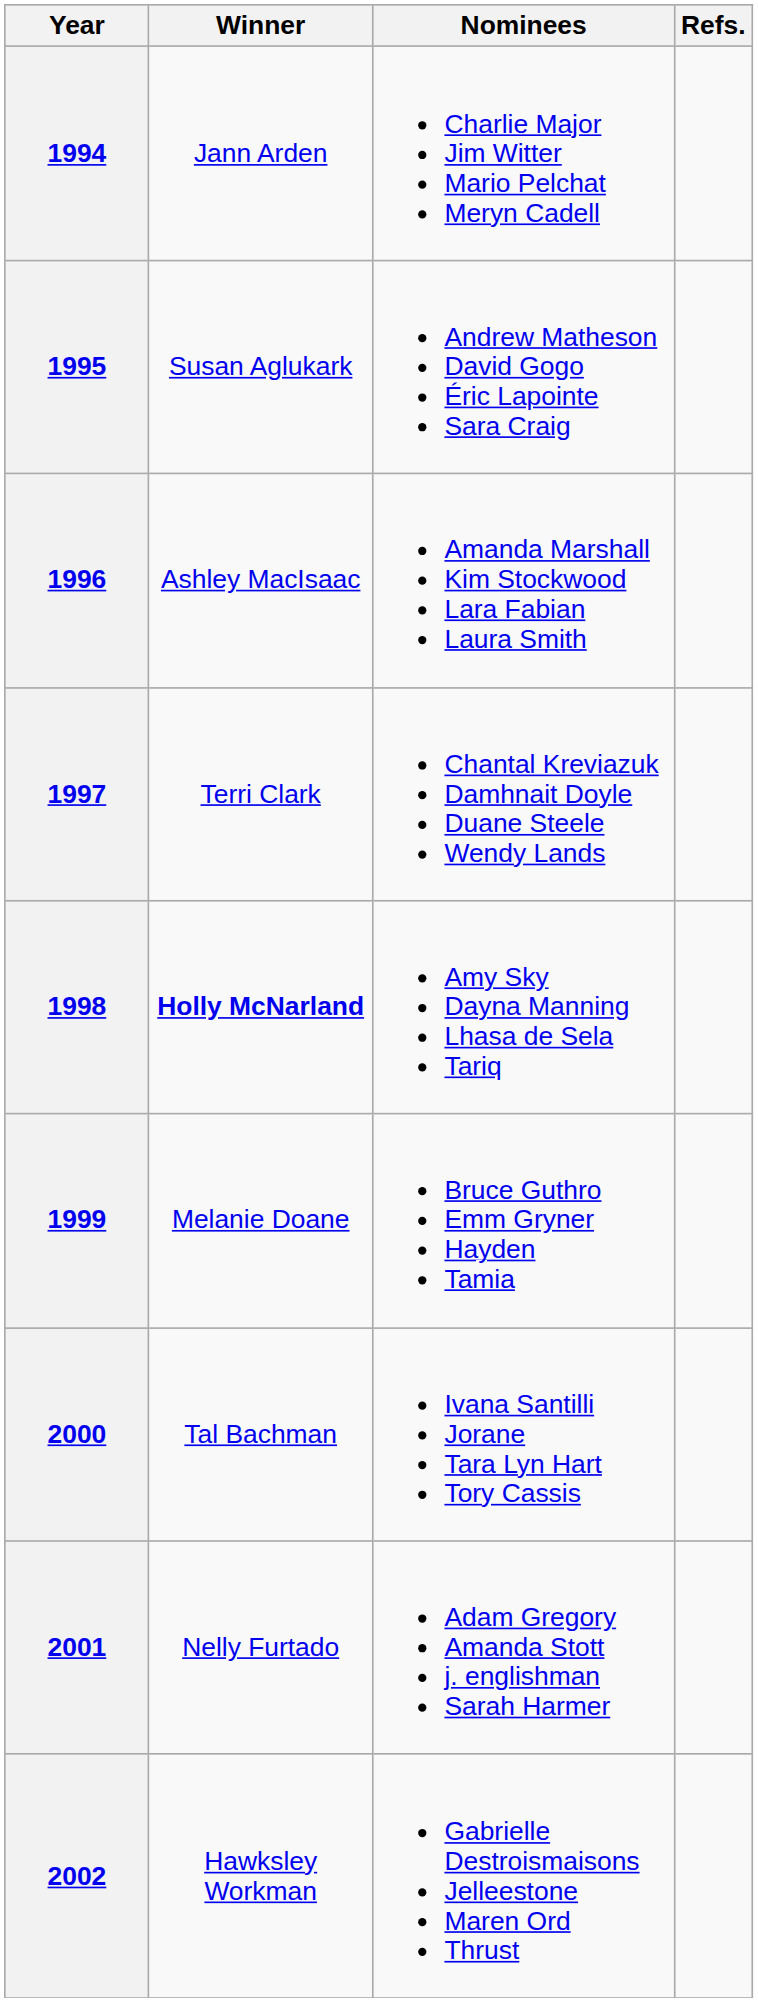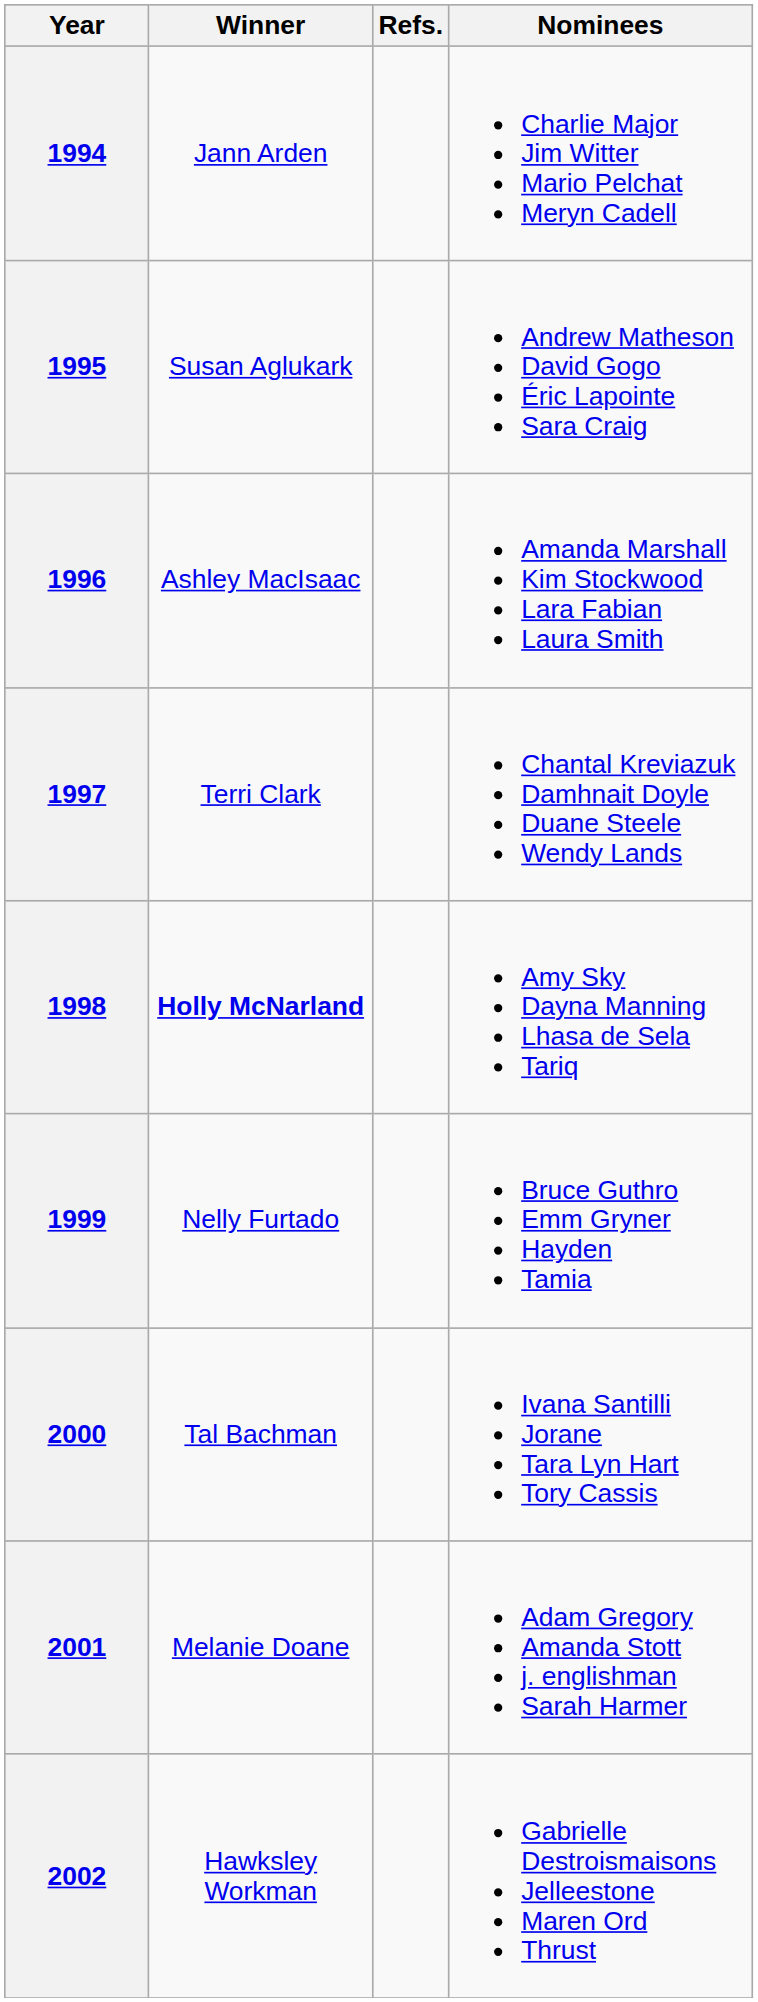columns swapped: (524, 25) <-> (713, 25)
(261, 1220) Melanie Doane -> (261, 1220) Nelly Furtado
(261, 1647) Nelly Furtado -> (261, 1647) Melanie Doane
